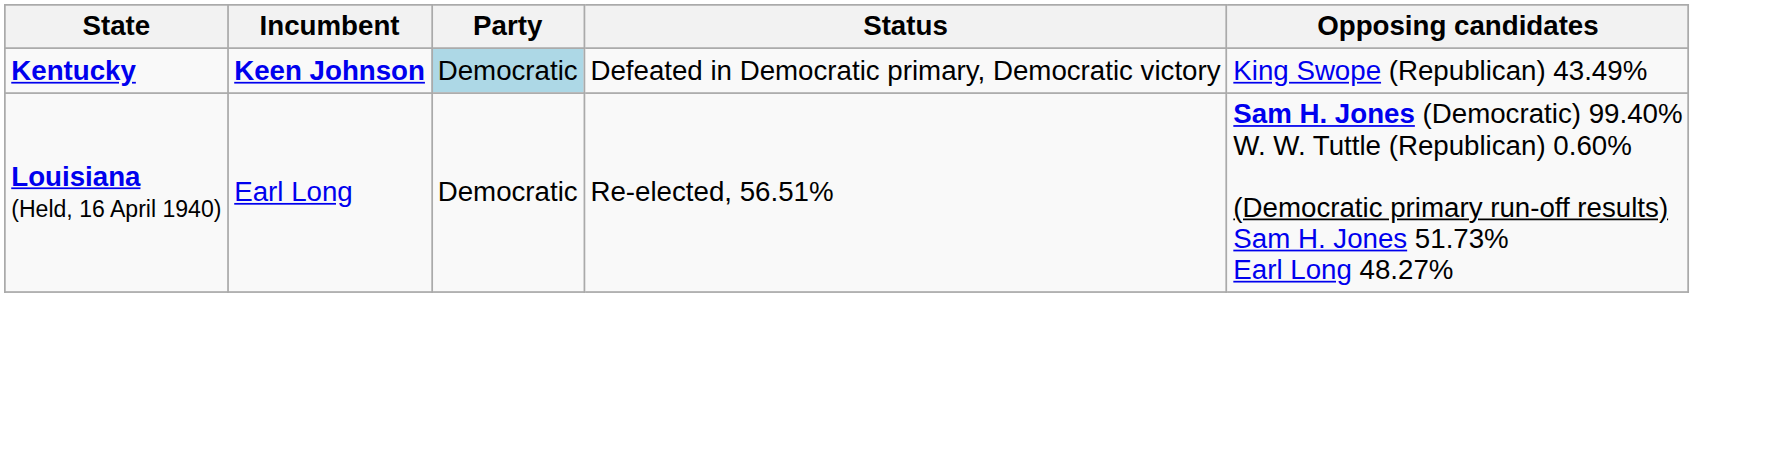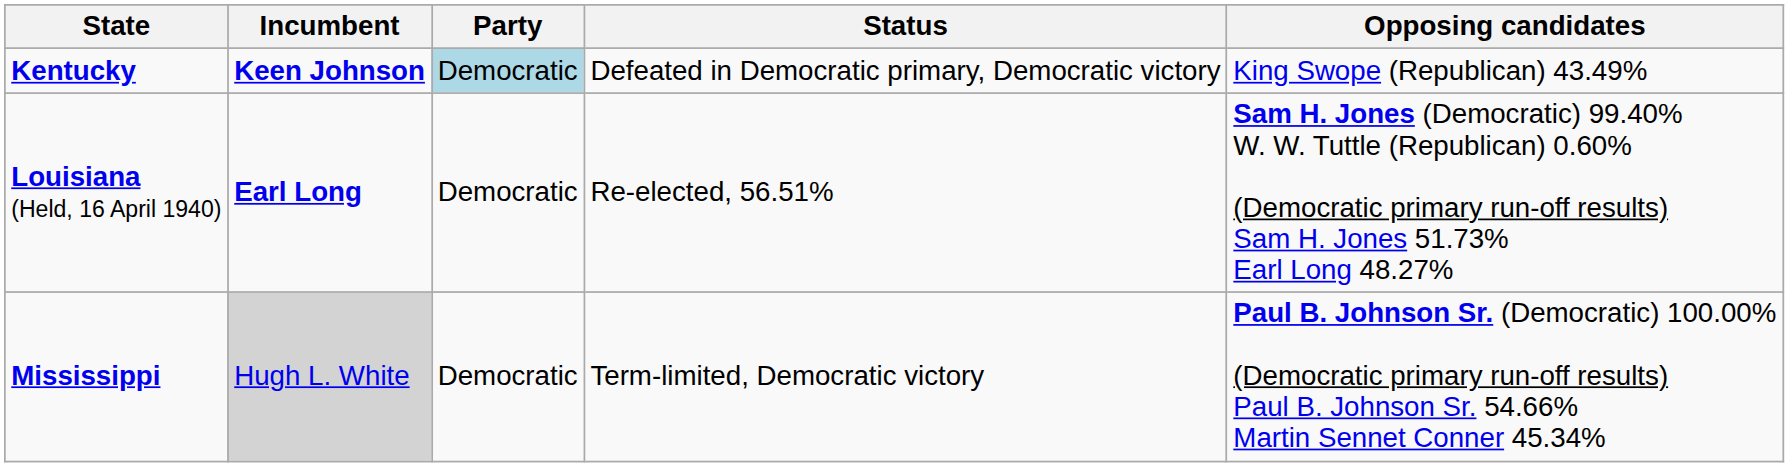(293, 192) normal -> (298, 192) bold
+ row: (86, 376)
